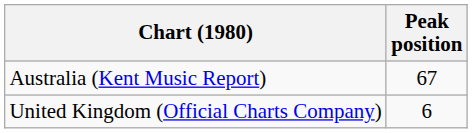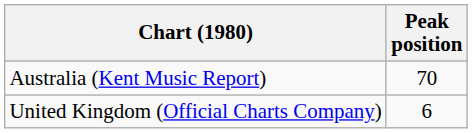(427, 77) 67 -> (427, 77) 70
